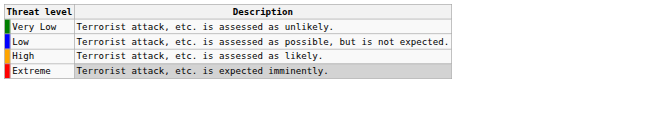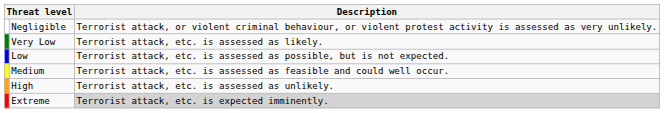+ row: (39, 27)
(205, 27) Terrorist attack, etc. is assessed as unlikely. -> (200, 41) Terrorist attack, etc. is assessed as likely.
+ row: (28, 71)
(200, 56) Terrorist attack, etc. is assessed as likely. -> (205, 86) Terrorist attack, etc. is assessed as unlikely.
